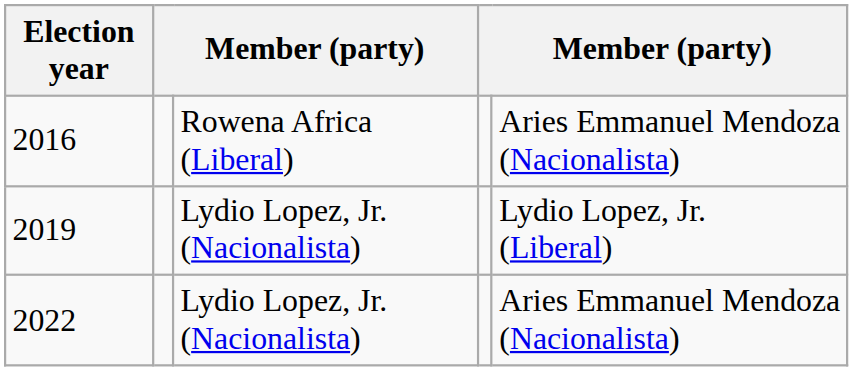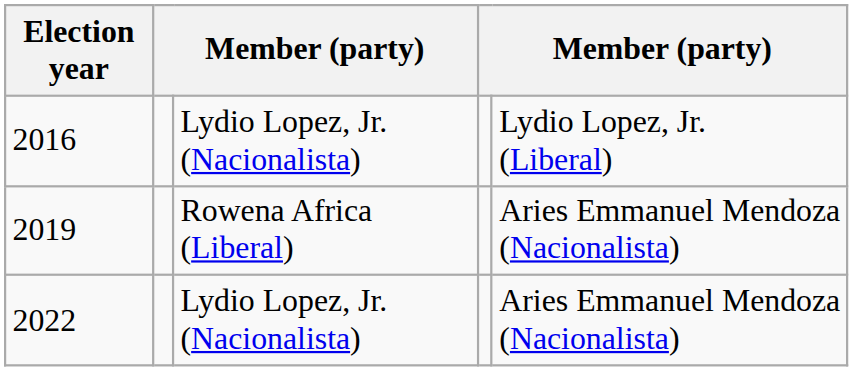(276, 139) Rowena Africa (Liberal) -> (284, 139) Lydio Lopez, Jr. (Nacionalista)
(670, 139) Aries Emmanuel Mendoza (Nacionalista) -> (603, 139) Lydio Lopez, Jr. (Liberal)
(284, 230) Lydio Lopez, Jr. (Nacionalista) -> (276, 230) Rowena Africa (Liberal)
(603, 230) Lydio Lopez, Jr. (Liberal) -> (670, 230) Aries Emmanuel Mendoza (Nacionalista)
